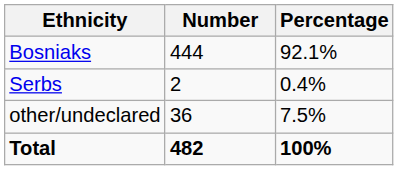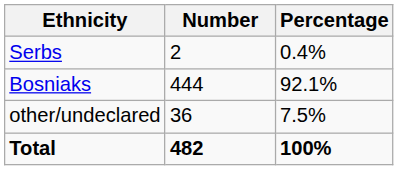rows swapped: (50, 52) <-> (36, 84)
